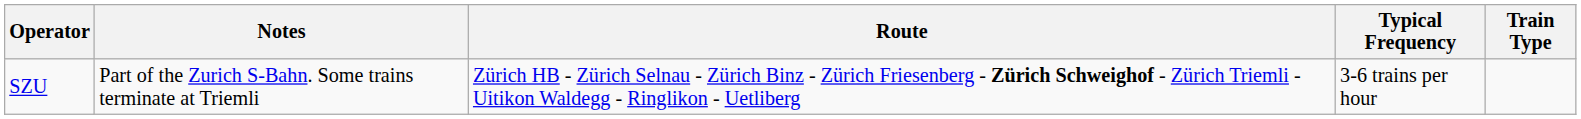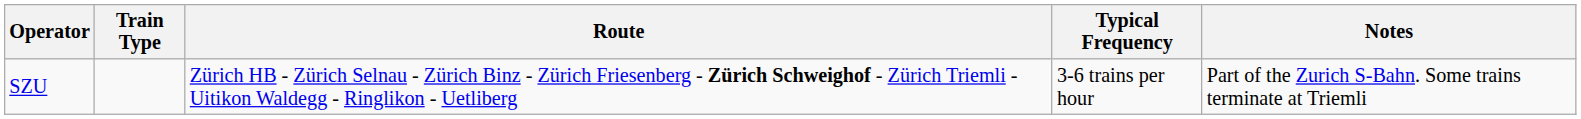columns swapped: (1531, 31) <-> (281, 31)
